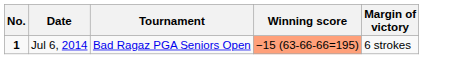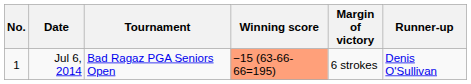+ column: (424, 27)
(16, 45) bold -> (16, 64) normal
